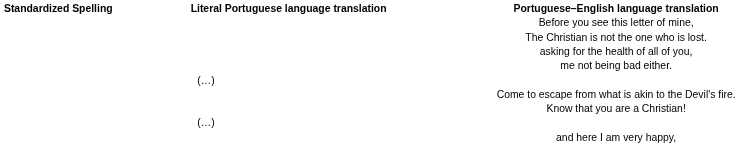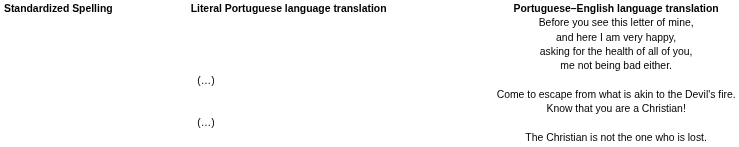rows swapped: (58, 138) <-> (58, 37)
